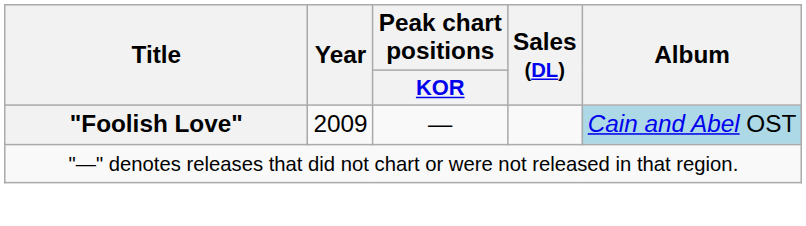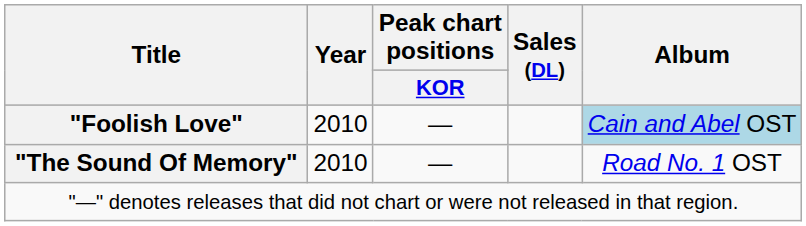(340, 124) 2009 -> (340, 124) 2010
+ row: (156, 162)
